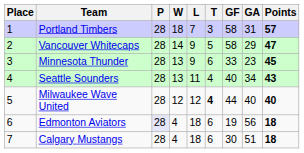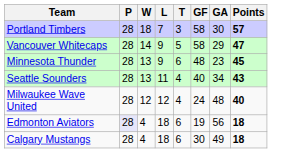- column: (20, 12)
(250, 29) 31 -> (218, 29) 30
(231, 62) 33 -> (199, 62) 48
(210, 101) bold -> (178, 101) normal
(231, 101) 44 -> (199, 101) 24
(250, 101) 40 -> (218, 101) 48
(250, 139) 51 -> (218, 139) 49
